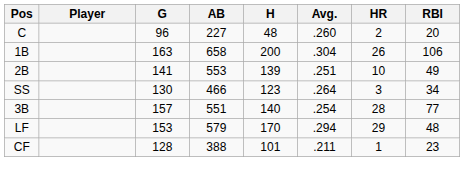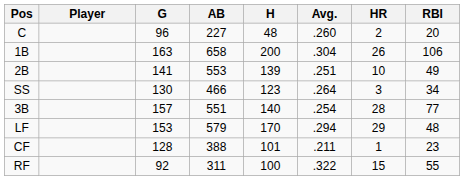+ row: (22, 166)
